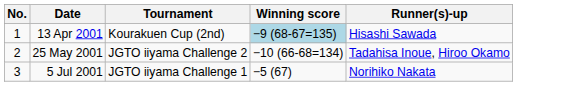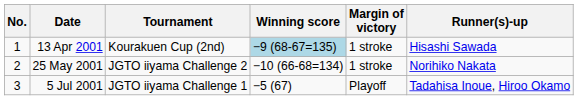+ column: (376, 21)
(429, 53) Tadahisa Inoue, Hiroo Okamo -> (453, 66) Norihiko Nakata
(392, 72) Norihiko Nakata -> (490, 86) Tadahisa Inoue, Hiroo Okamo
